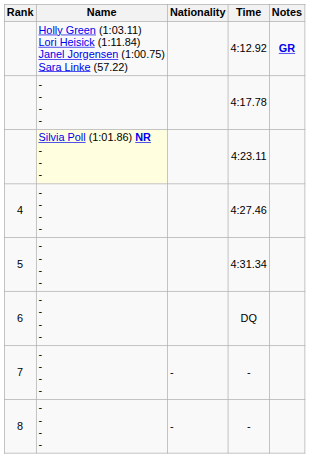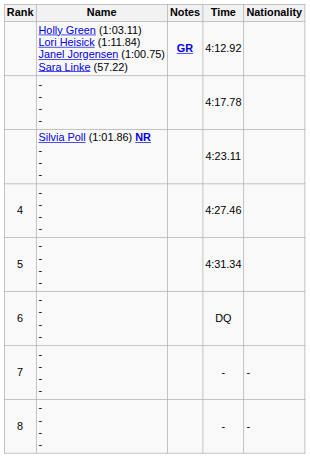columns swapped: (198, 13) <-> (287, 13)
(95, 156) lightyellow background -> (95, 156) no background
